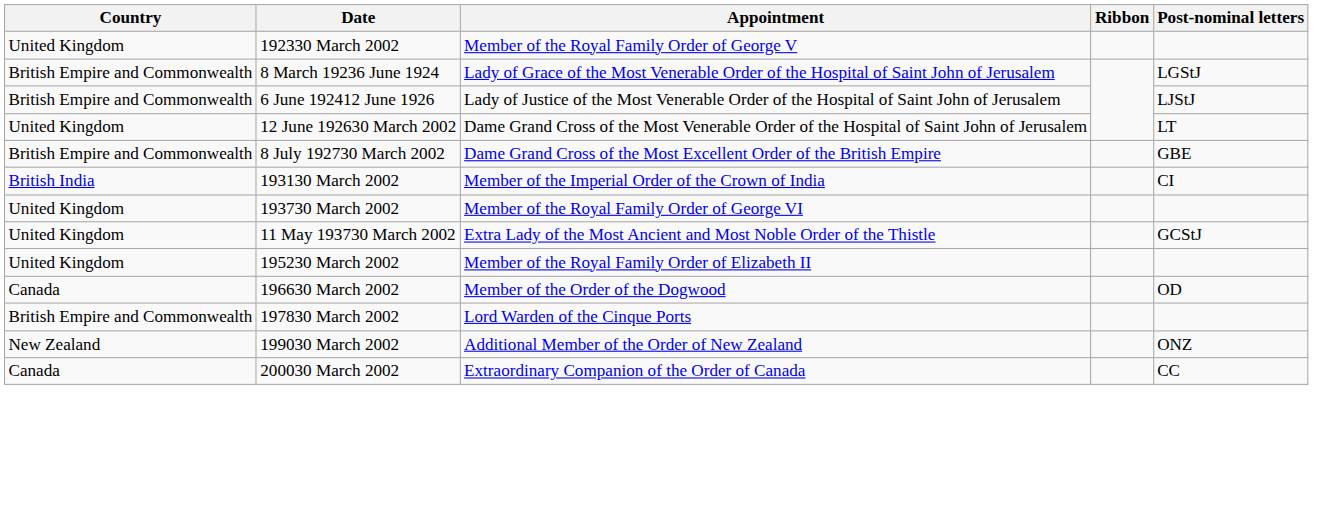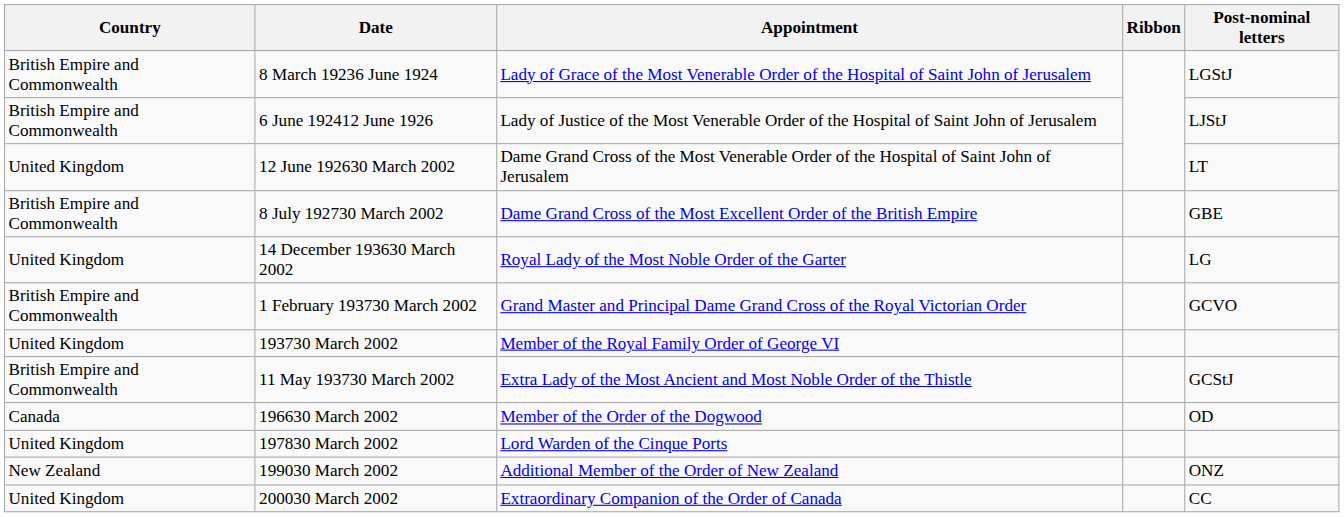- row: (330, 45)
- row: (330, 180)
+ row: (357, 259)
+ row: (368, 306)
(66, 235) United Kingdom -> (74, 379) British Empire and Commonwealth
- row: (330, 262)
(130, 316) British Empire and Commonwealth -> (66, 443) United Kingdom
(34, 371) Canada -> (66, 497) United Kingdom
